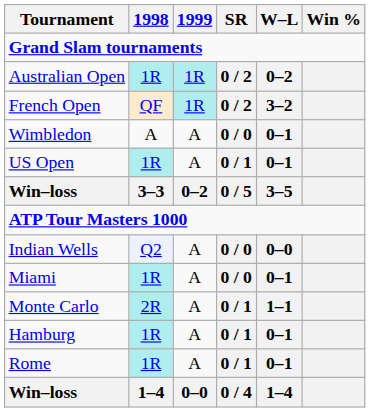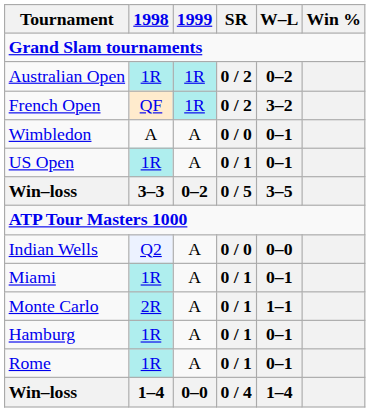(236, 276) 0 / 0 -> (236, 276) 0 / 1
